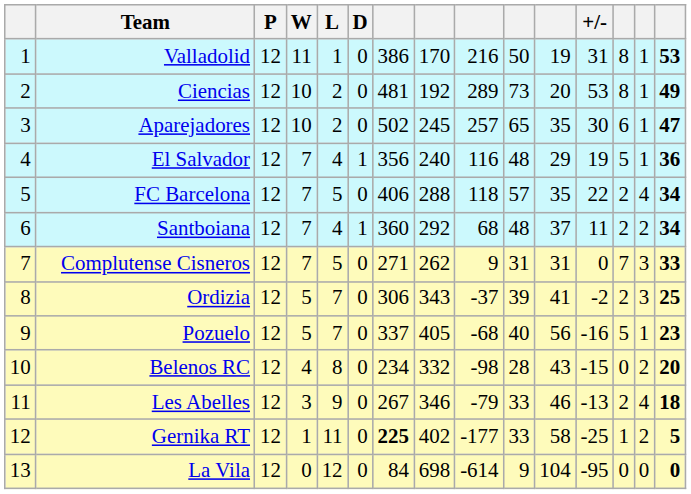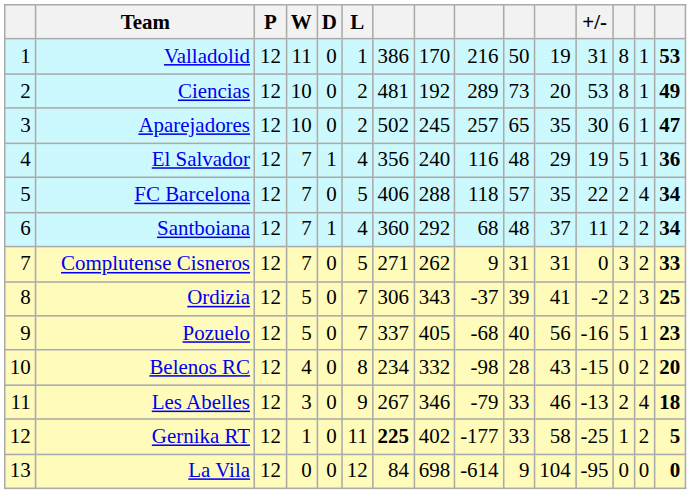columns swapped: (360, 21) <-> (332, 21)
(624, 263) 7 -> (624, 263) 3
(644, 263) 3 -> (644, 263) 2
